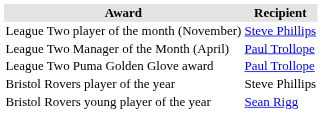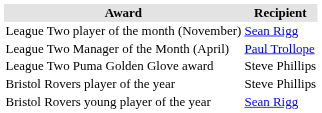(280, 30) Steve Phillips -> (271, 30) Sean Rigg
(280, 66) Paul Trollope -> (280, 66) Steve Phillips
